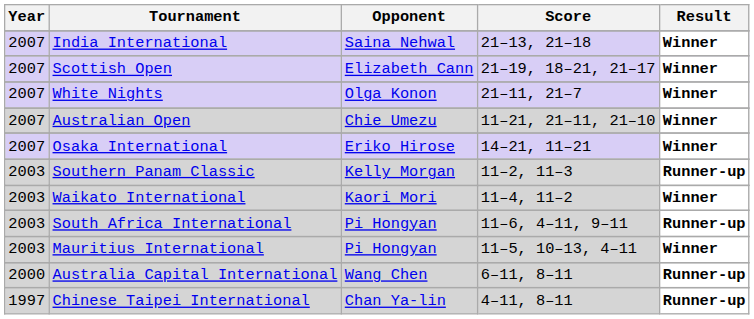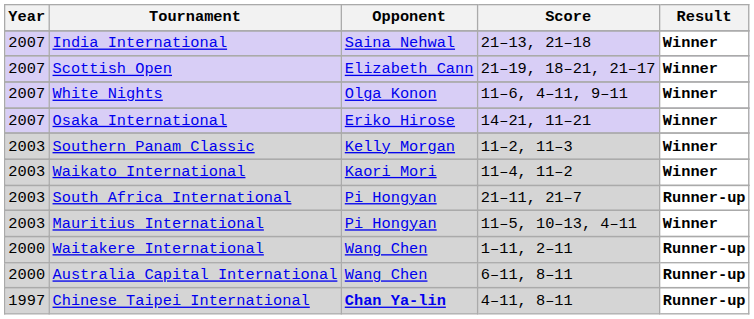(531, 94) 21–11, 21–7 -> (554, 94) 11–6, 4–11, 9–11
- row: (121, 120)
(704, 172) Runner-up -> (690, 146) Winner
(554, 223) 11–6, 4–11, 9–11 -> (531, 197) 21–11, 21–7
+ row: (158, 249)
(395, 300) normal -> (395, 300) bold
